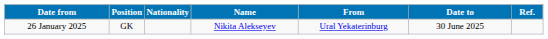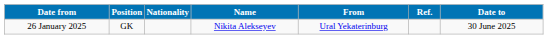columns swapped: (460, 12) <-> (527, 12)
